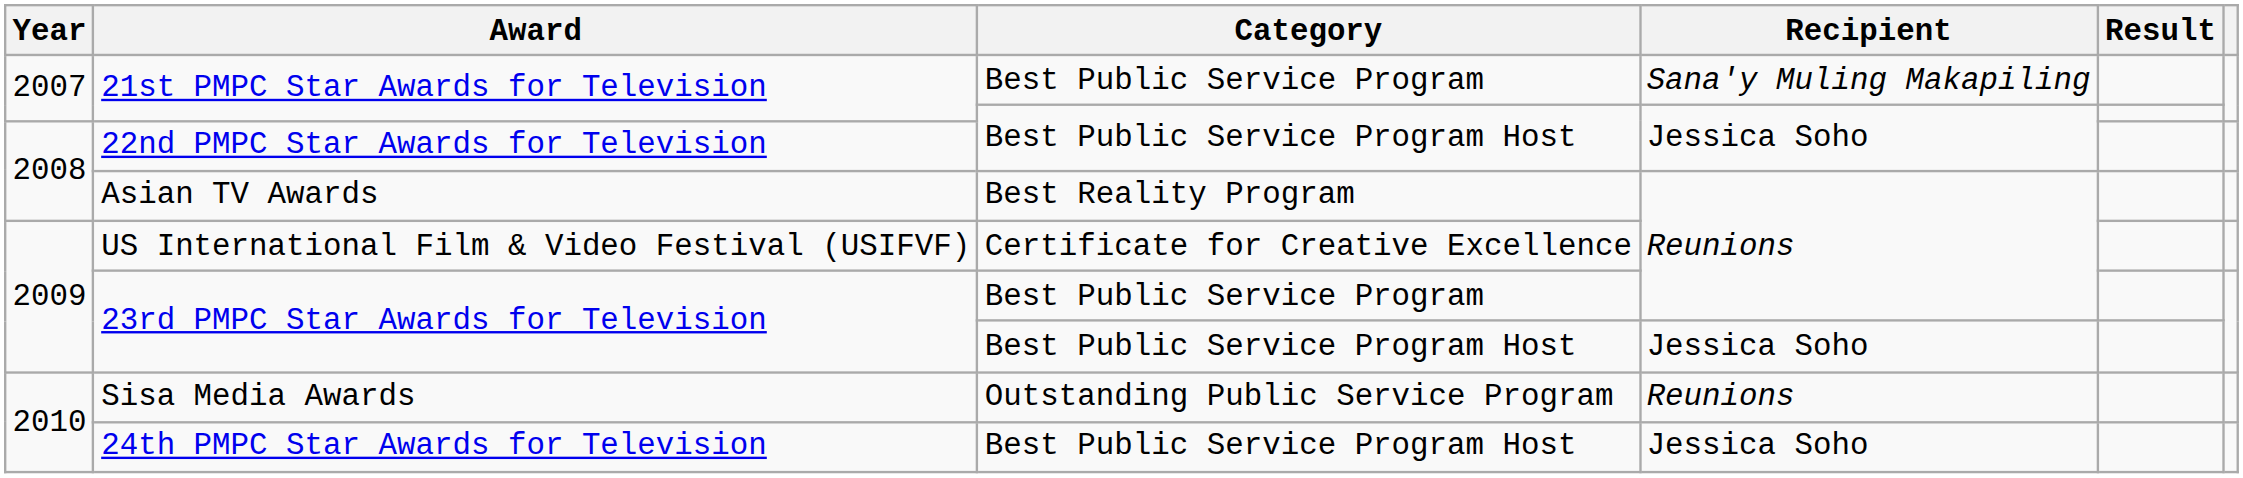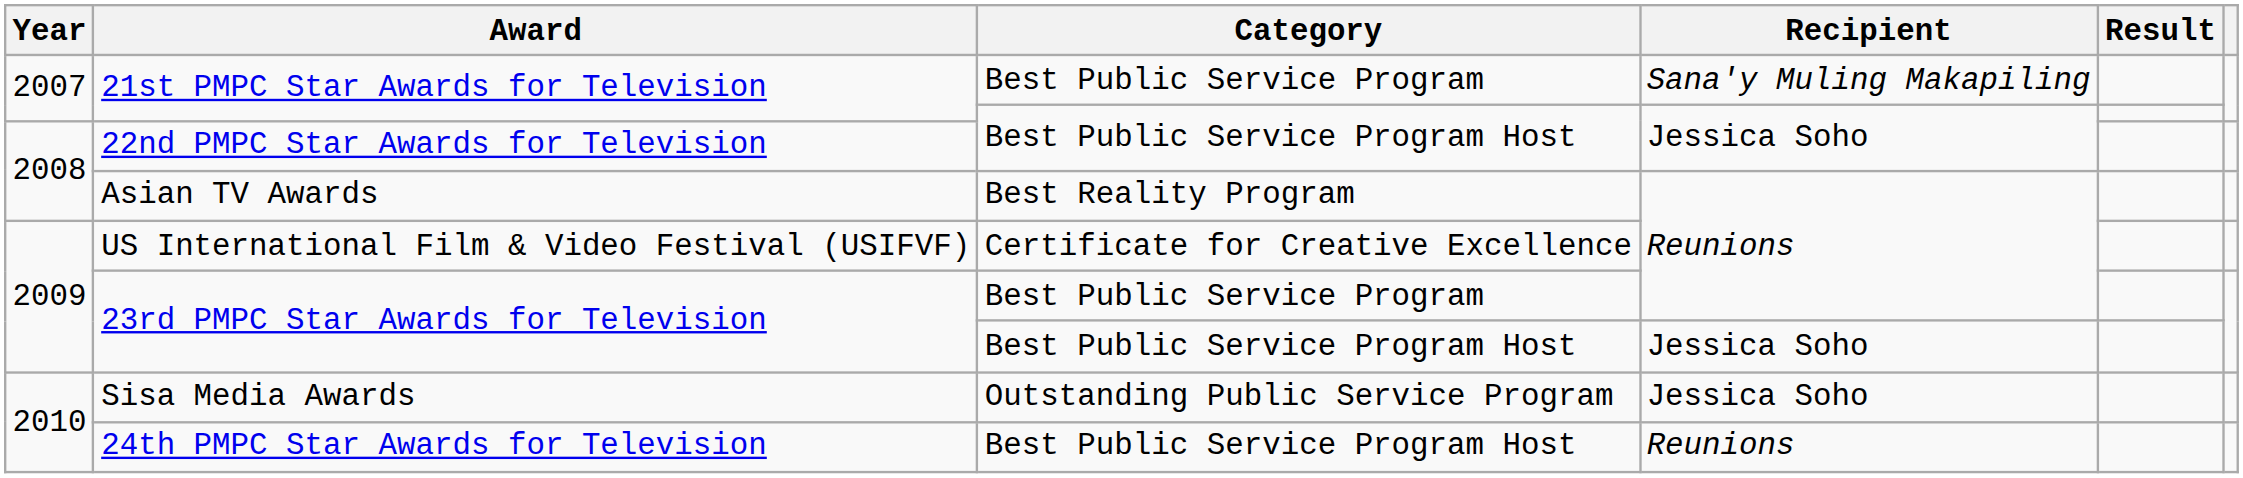(1721, 396) Reunions -> (1758, 396) Jessica Soho
(1758, 447) Jessica Soho -> (1721, 447) Reunions
